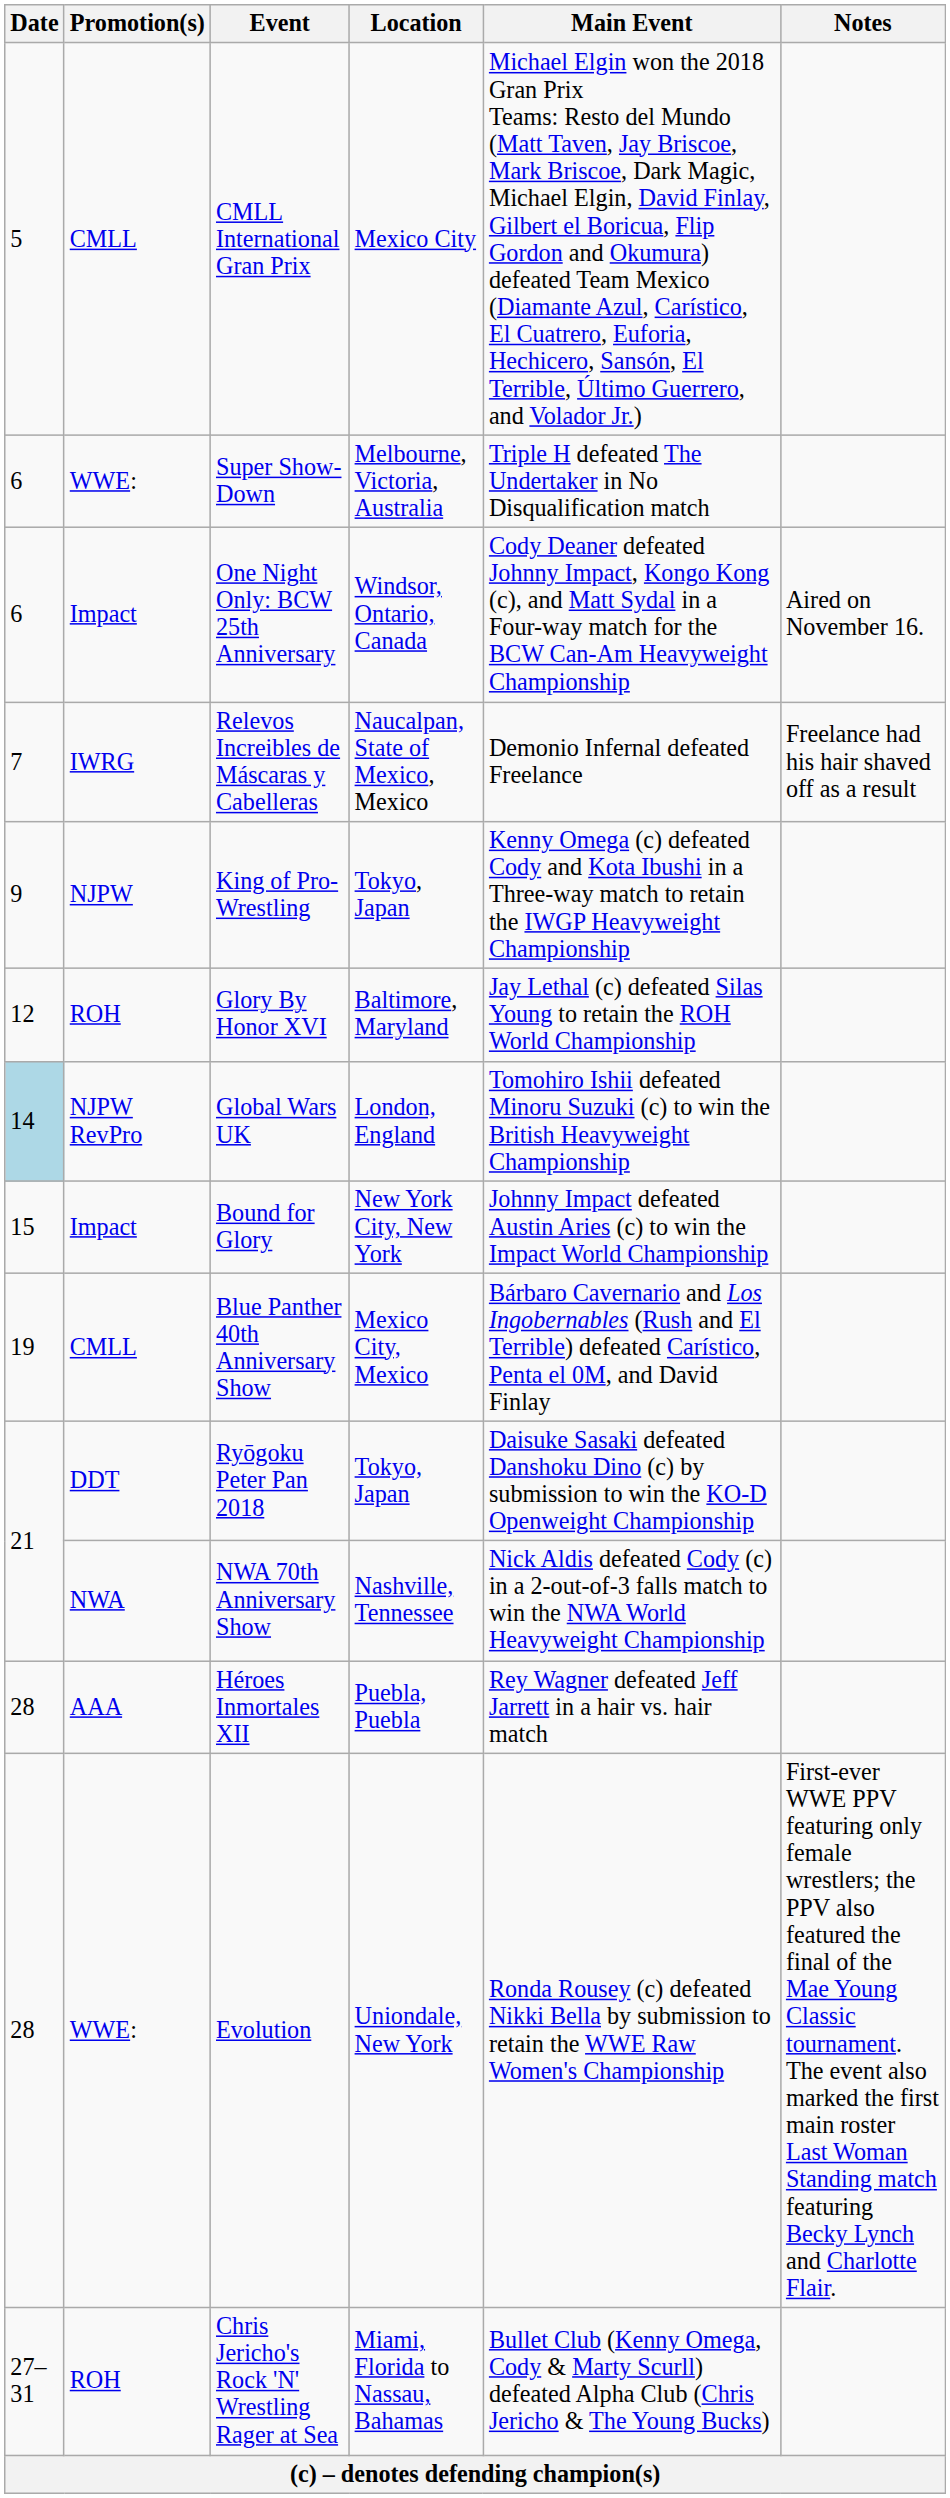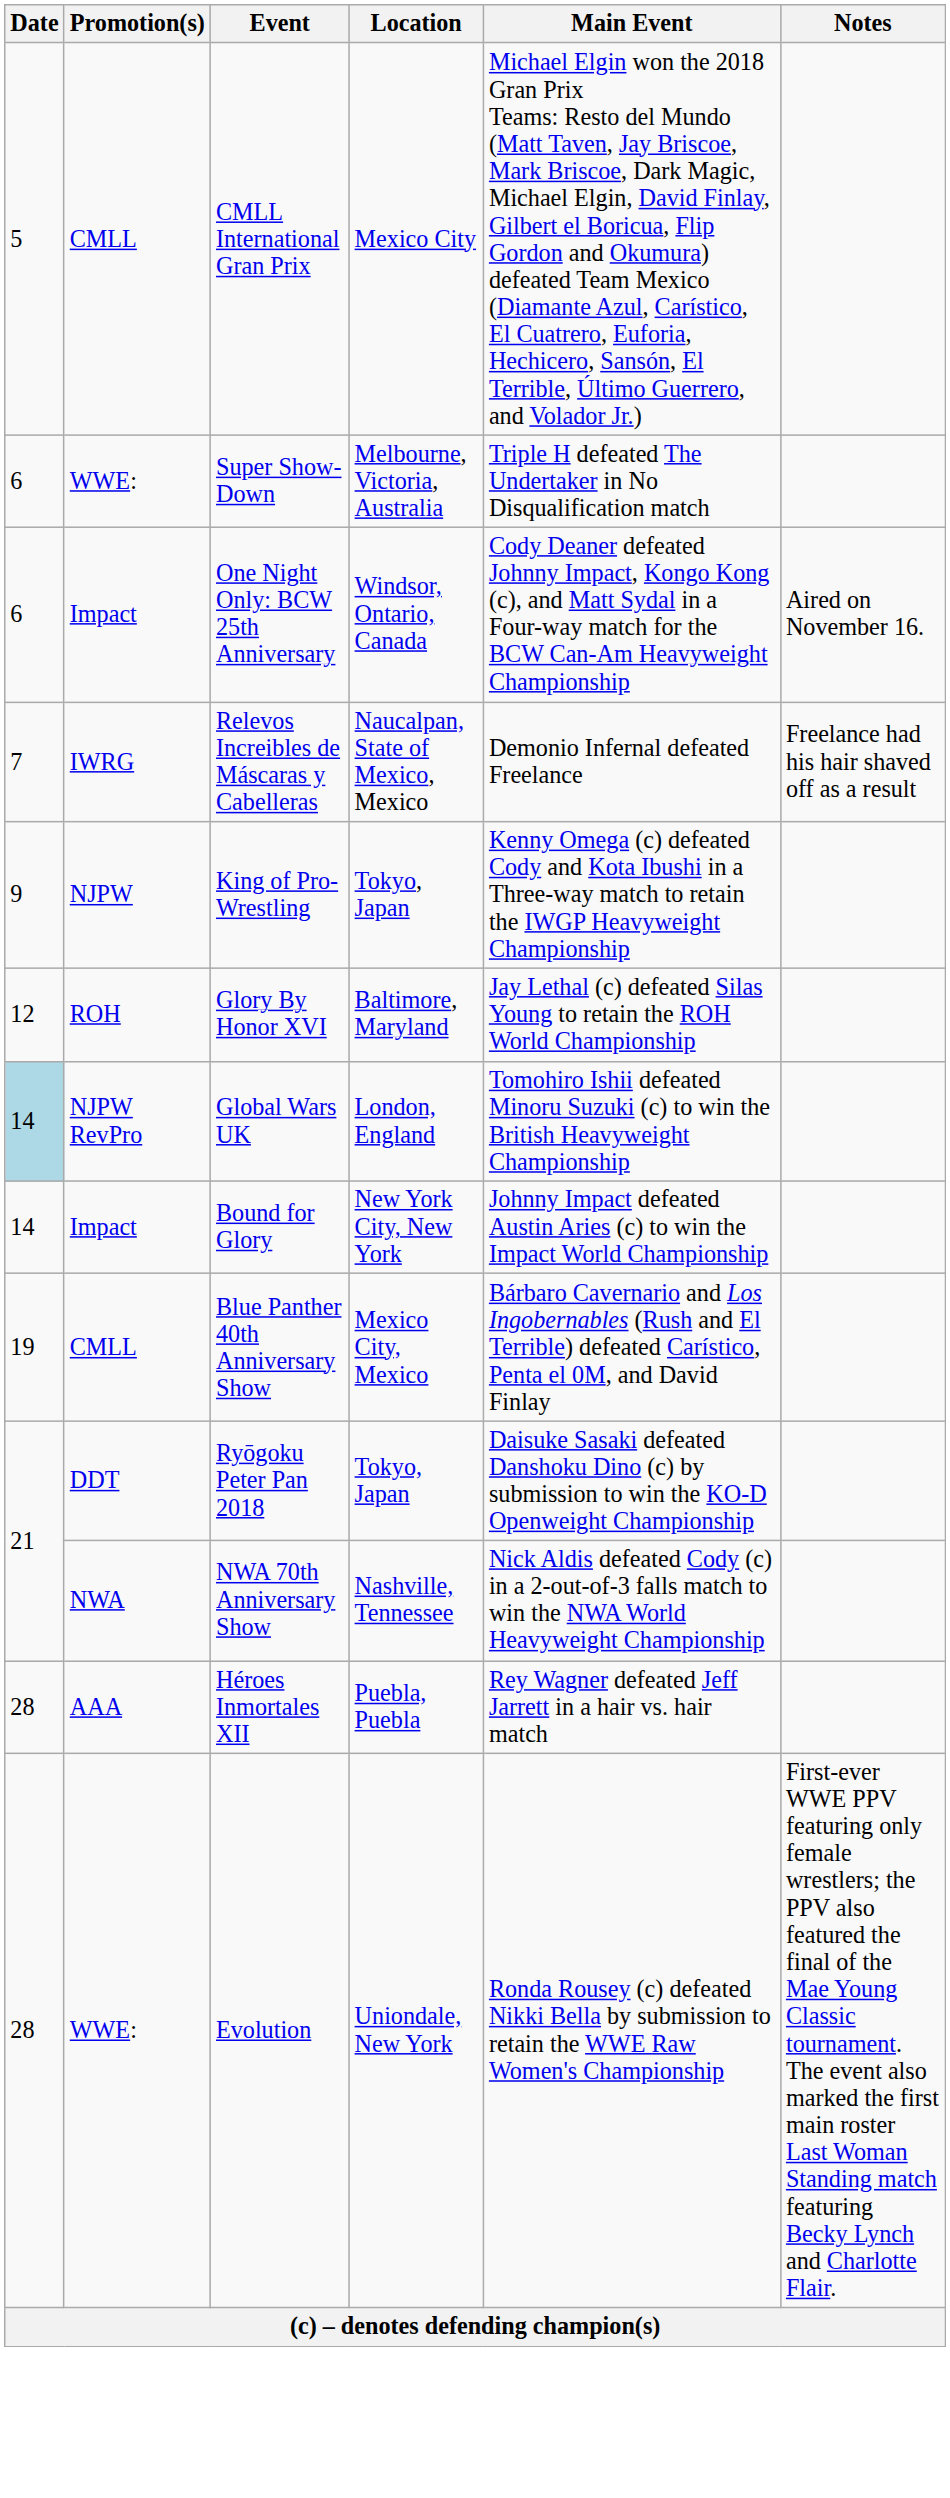(22, 1227) 15 -> (22, 1227) 14
- row: (277, 2381)
